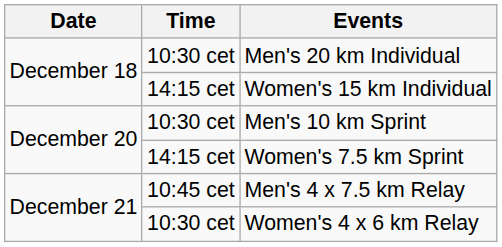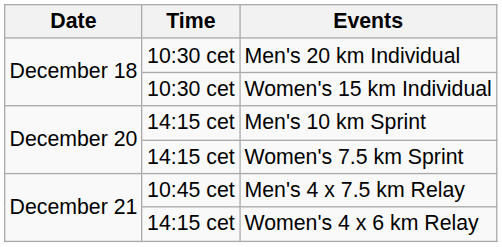(191, 88) 14:15 cet -> (191, 88) 10:30 cet
(191, 122) 10:30 cet -> (191, 122) 14:15 cet
(191, 223) 10:30 cet -> (191, 223) 14:15 cet
